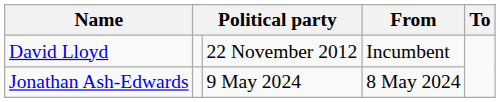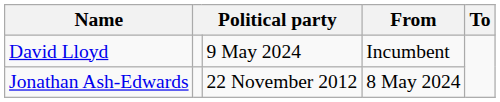(282, 50) 22 November 2012 -> (254, 50) 9 May 2024
(254, 81) 9 May 2024 -> (282, 81) 22 November 2012
